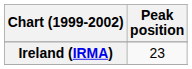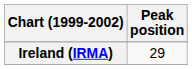(157, 53) 23 -> (157, 53) 29
